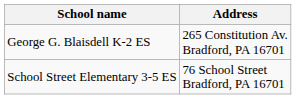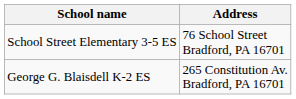rows swapped: (79, 42) <-> (92, 76)
